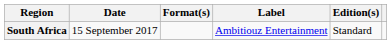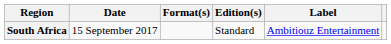columns swapped: (356, 13) <-> (271, 13)
